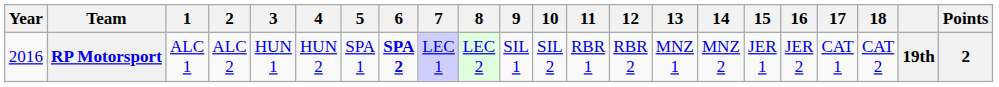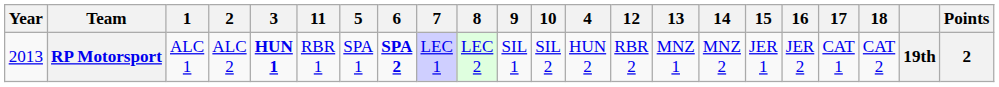columns swapped: (319, 18) <-> (588, 18)
(26, 56) 2016 -> (26, 56) 2013
(273, 56) normal -> (274, 56) bold
